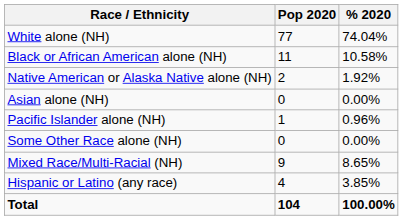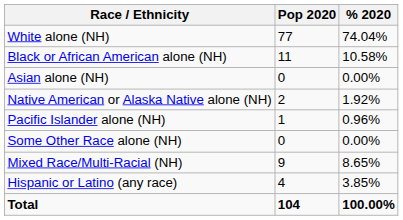rows swapped: (140, 78) <-> (58, 99)
